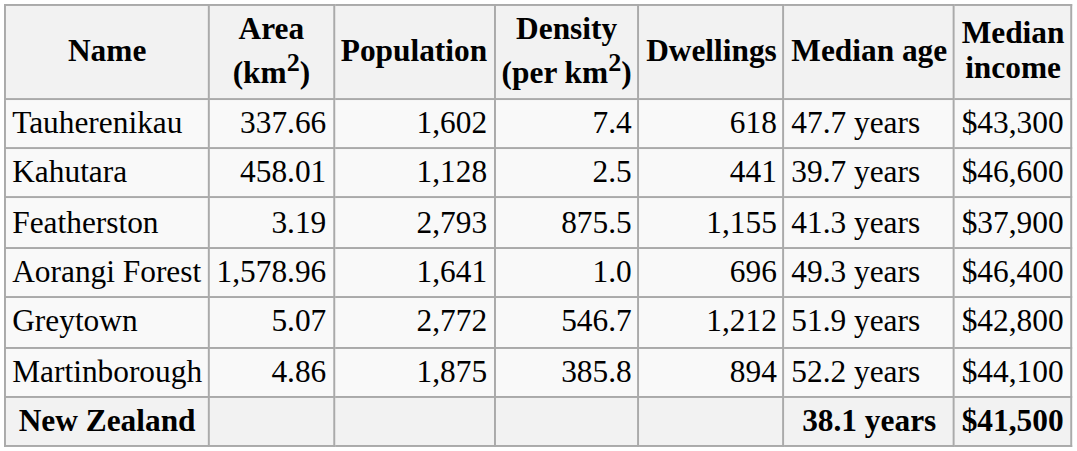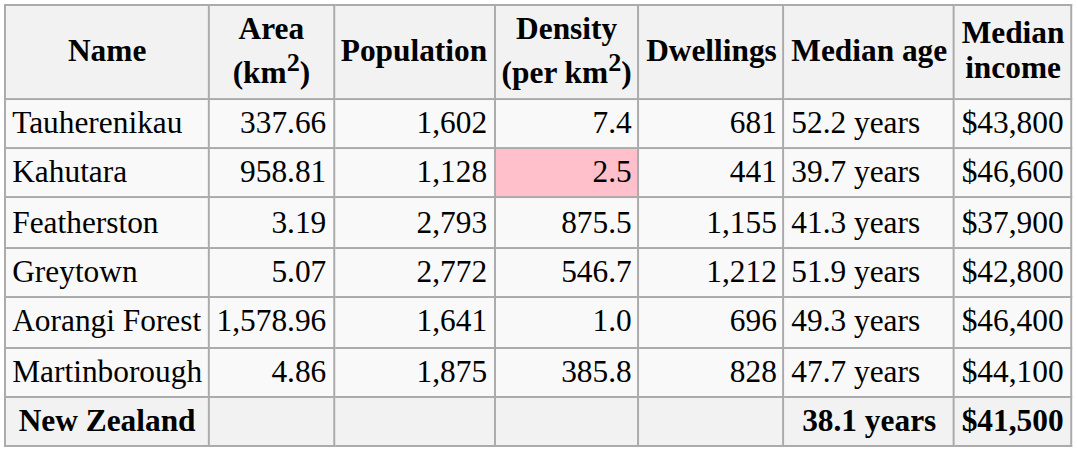(753, 122) 618 -> (753, 122) 681
(856, 122) 47.7 years -> (856, 122) 52.2 years
(1013, 122) $43,300 -> (1013, 122) $43,800
(283, 172) 458.01 -> (283, 172) 958.81
(612, 172) no background -> (612, 172) pink background
rows swapped: (75, 321) <-> (107, 272)
(753, 371) 894 -> (753, 371) 828
(856, 371) 52.2 years -> (856, 371) 47.7 years
